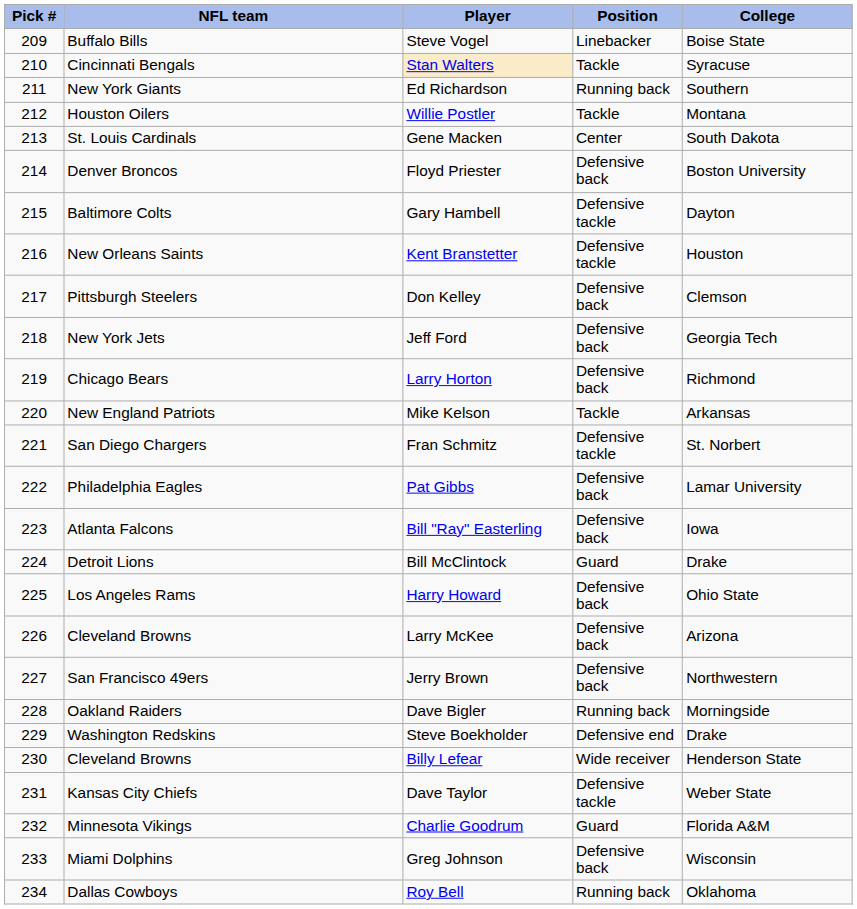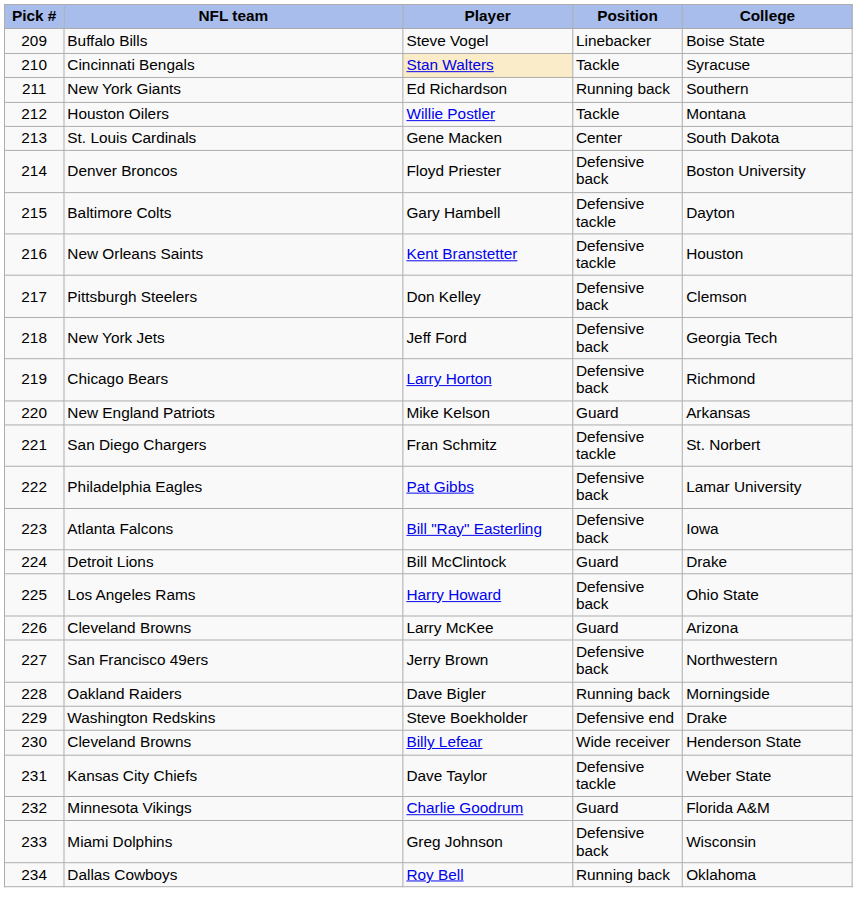(598, 412) Tackle -> (597, 412) Guard
(610, 636) Defensive back -> (597, 627) Guard
